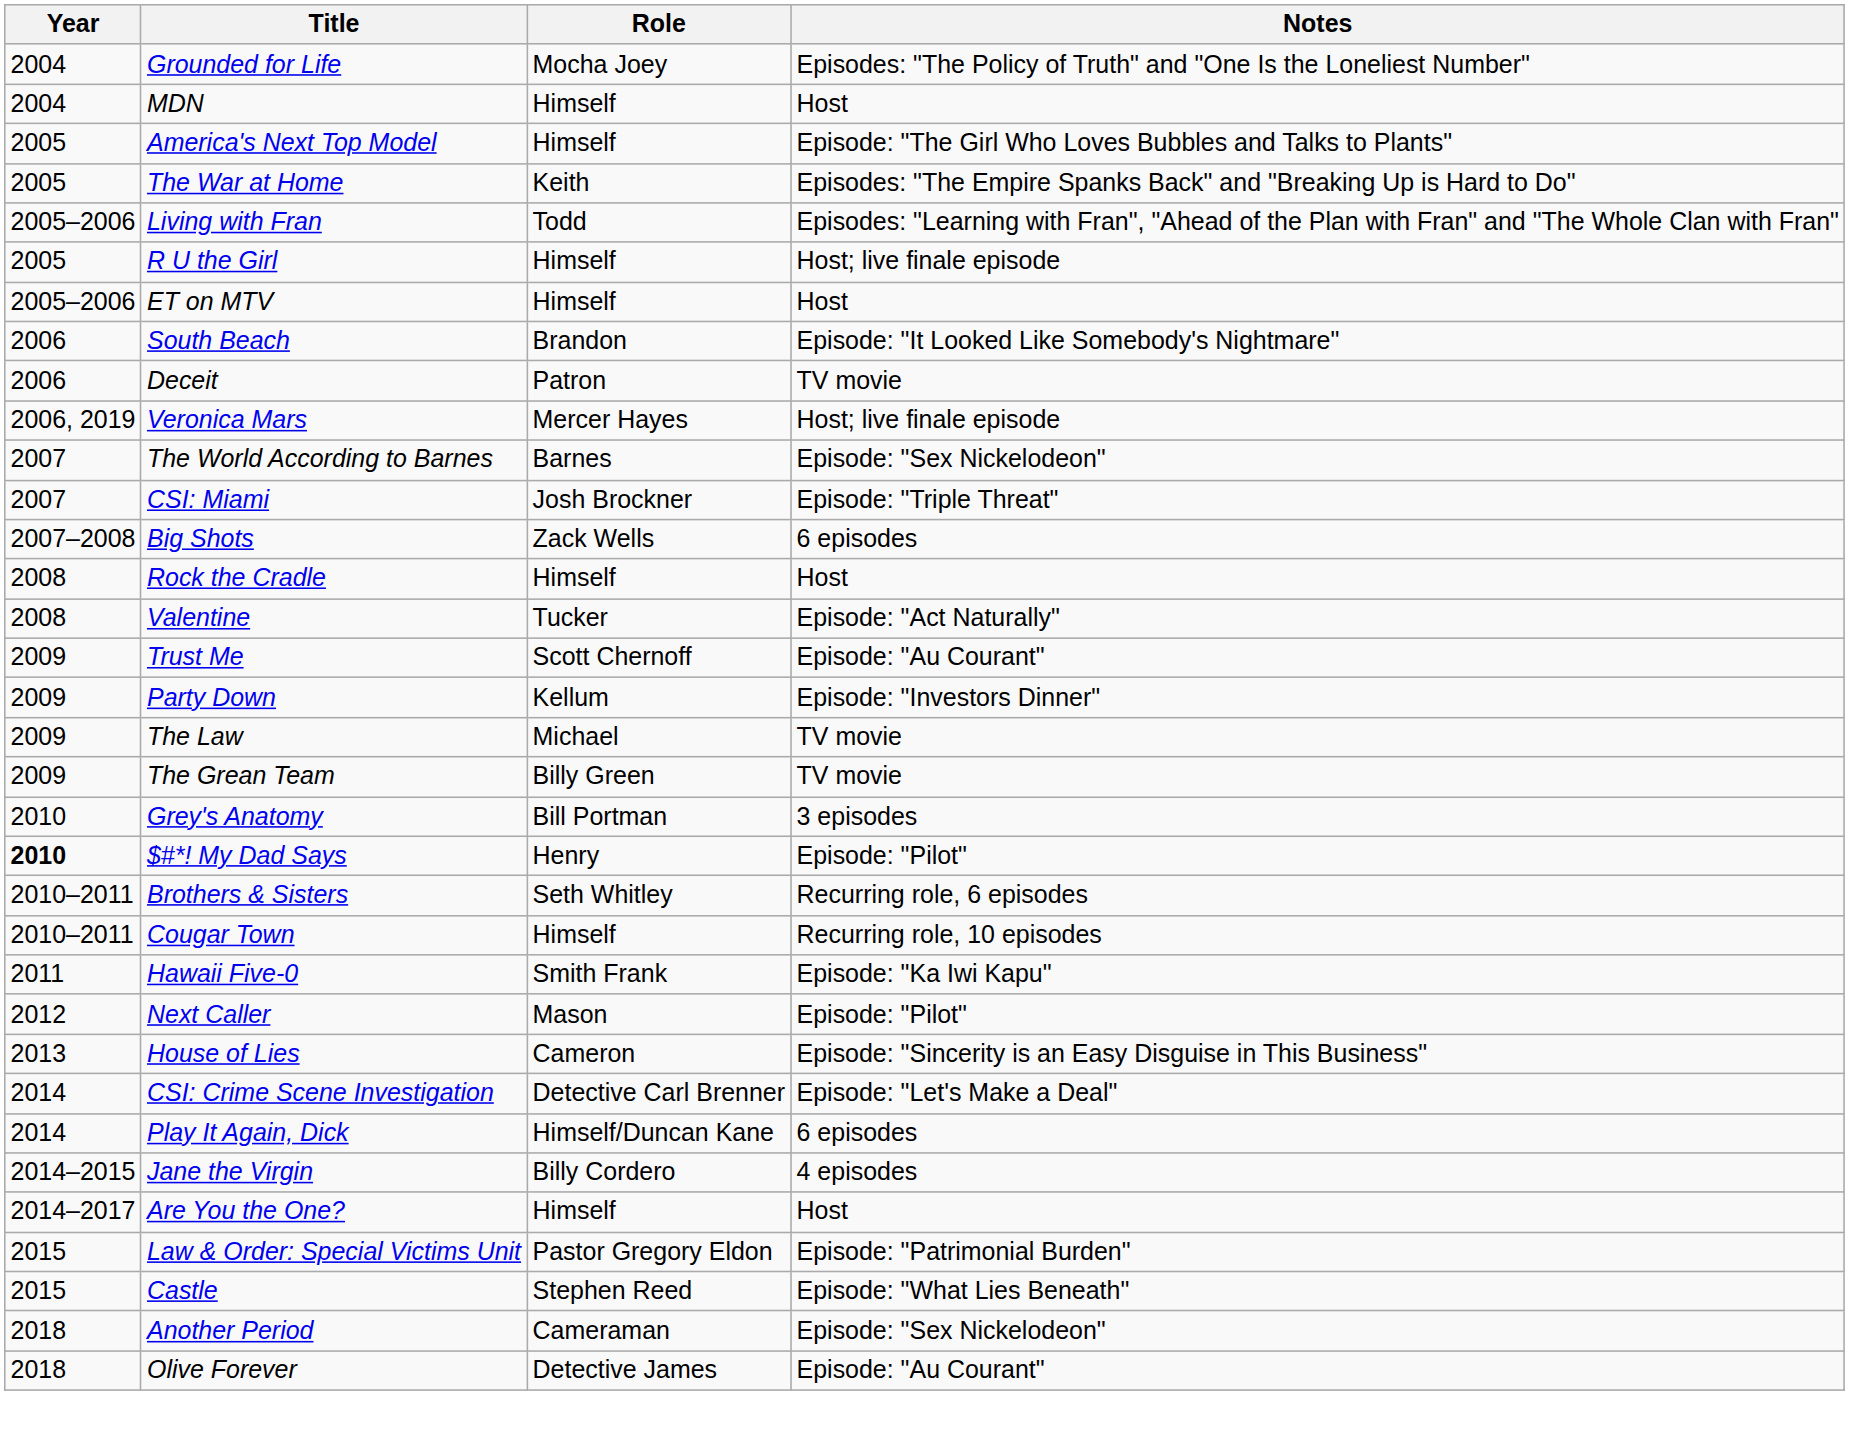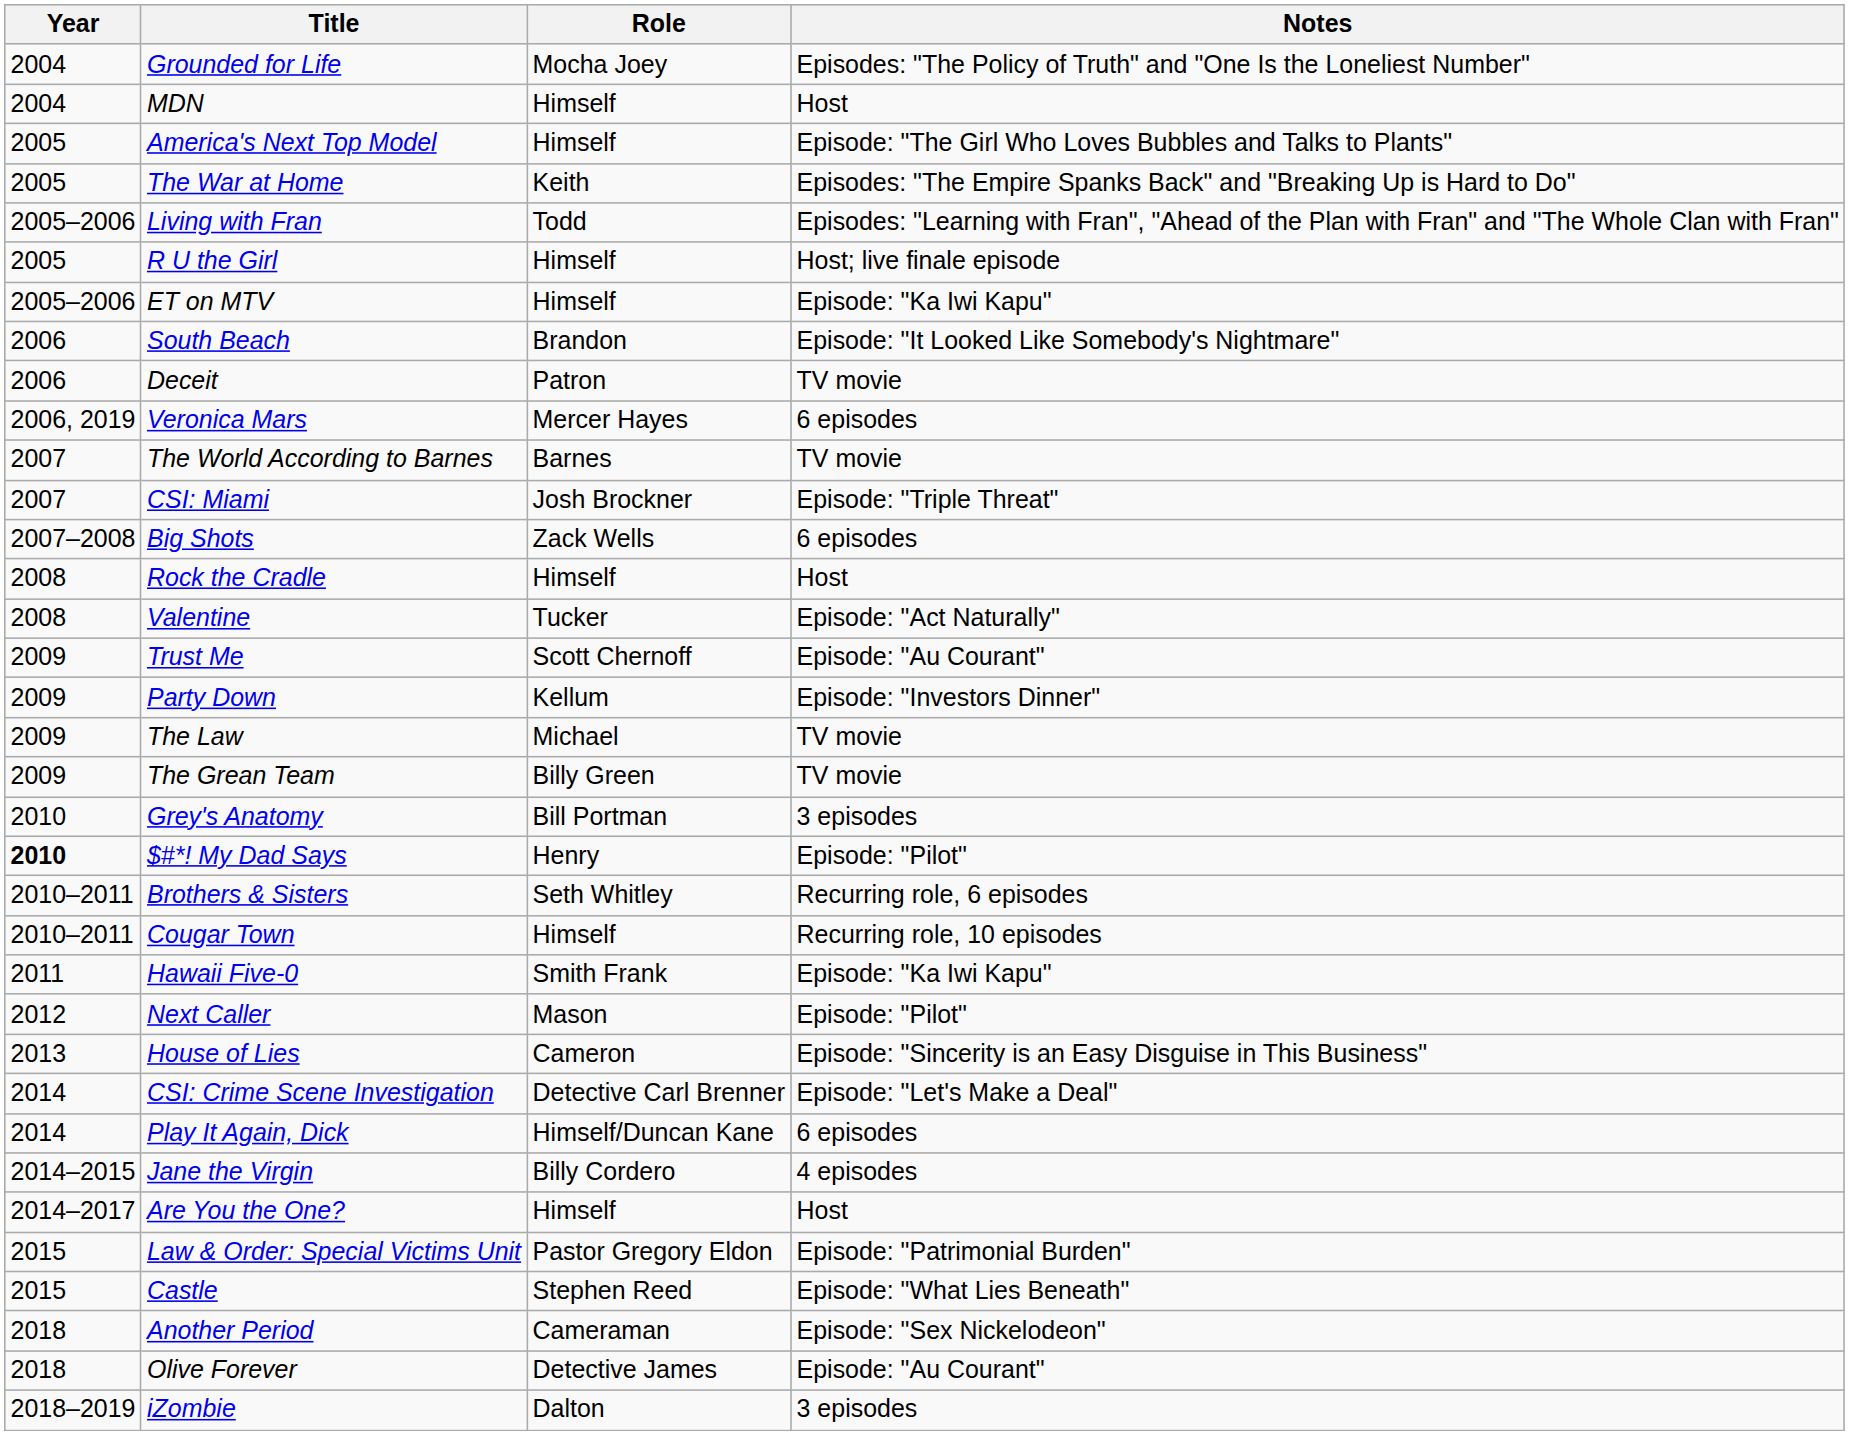(822, 301) Host -> (924, 301) Episode: "Ka Iwi Kapu"
(928, 420) Host; live finale episode -> (857, 420) 6 episodes
(951, 459) Episode: "Sex Nickelodeon" -> (849, 459) TV movie
+ row: (191, 1409)
